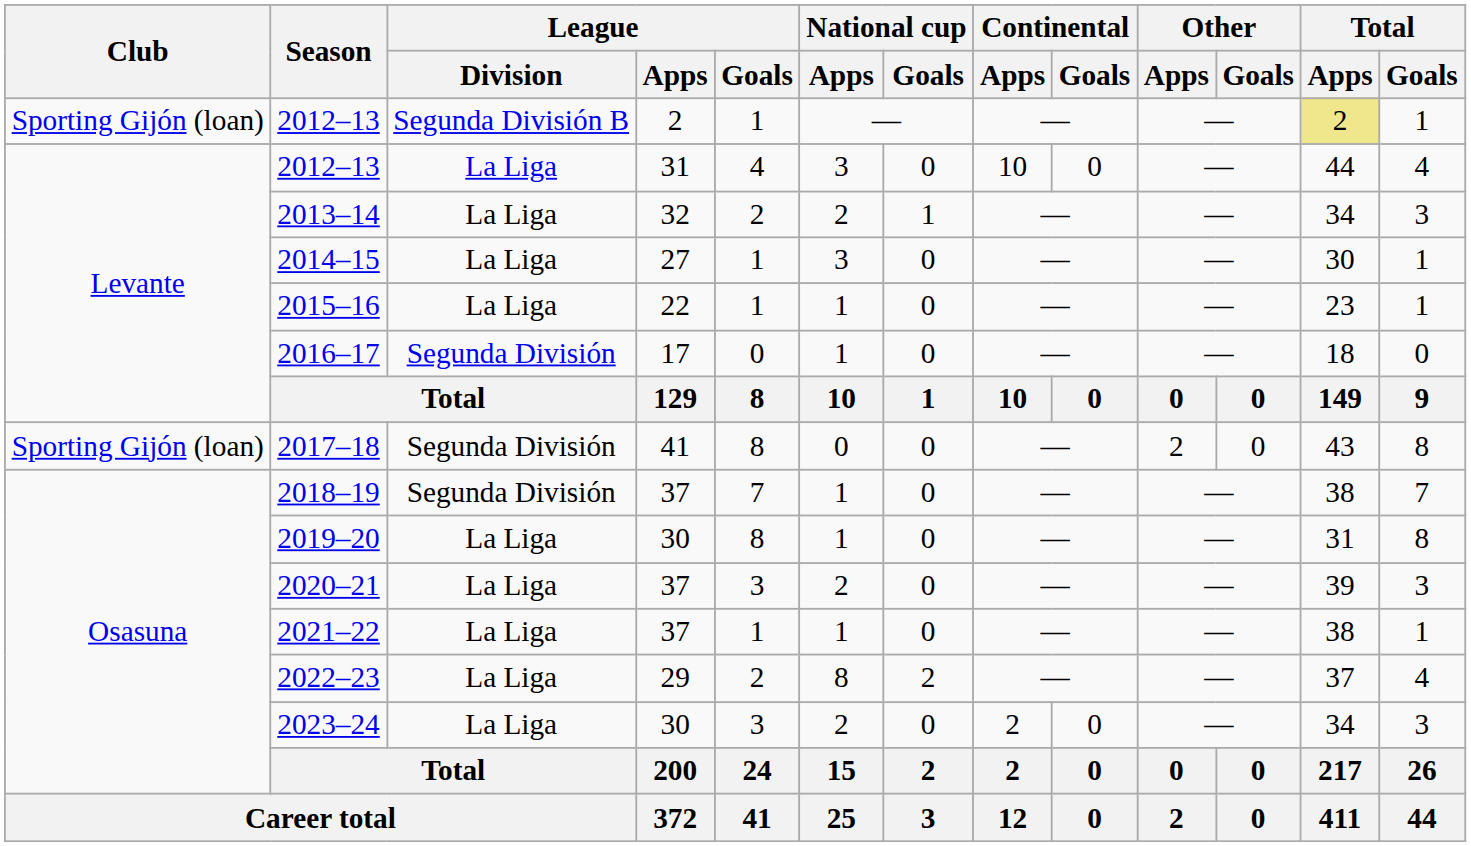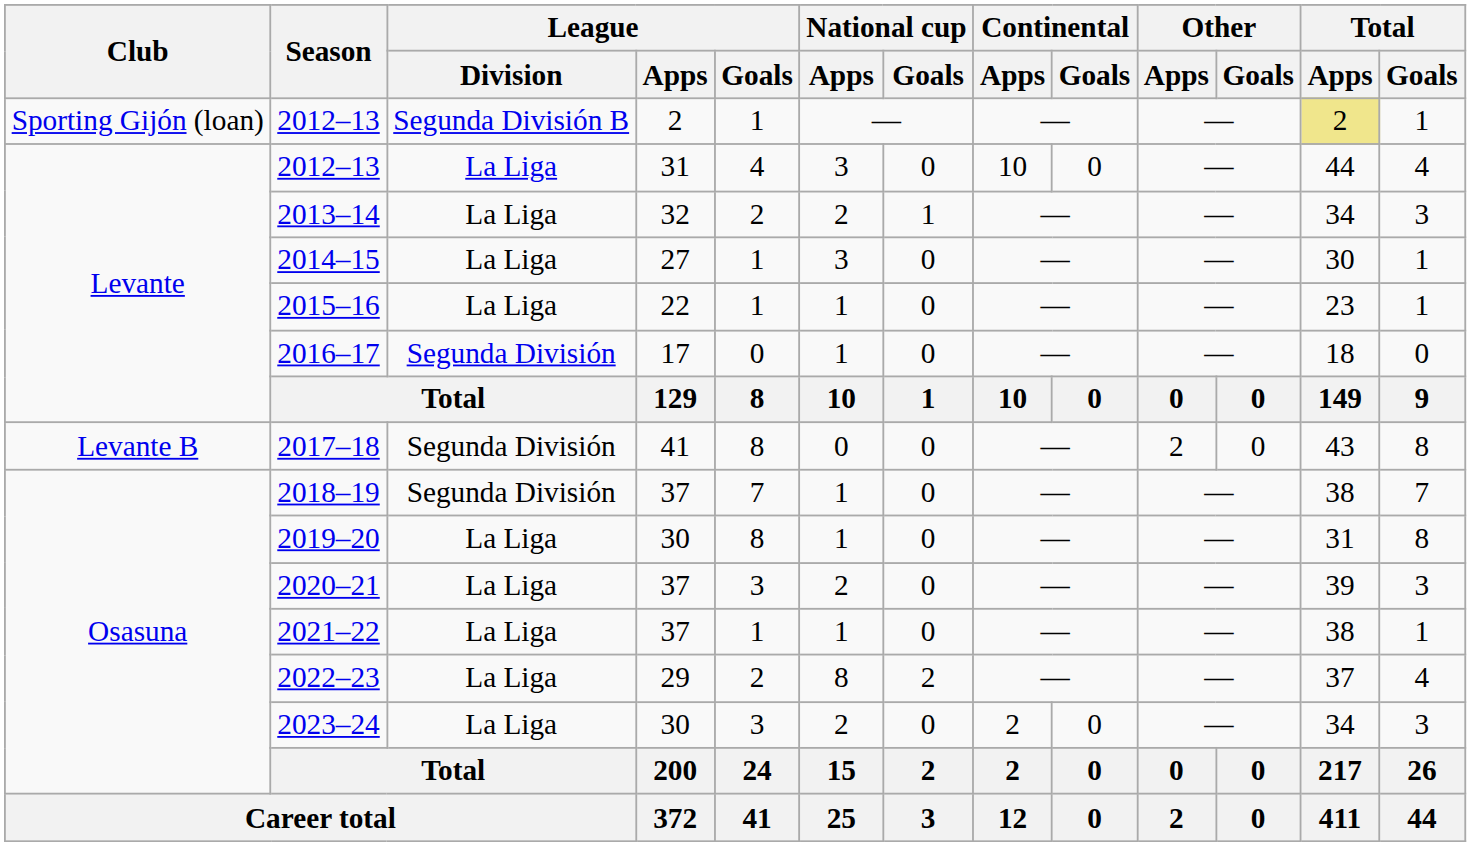(138, 445) Sporting Gijón (loan) -> (138, 445) Levante B
